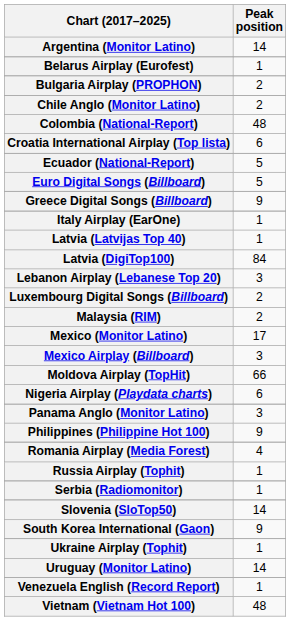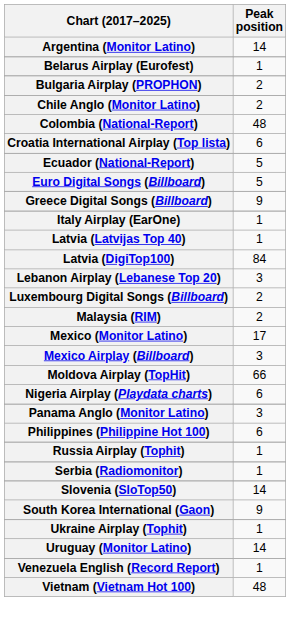(259, 432) 9 -> (259, 432) 6
- row: (119, 452)
